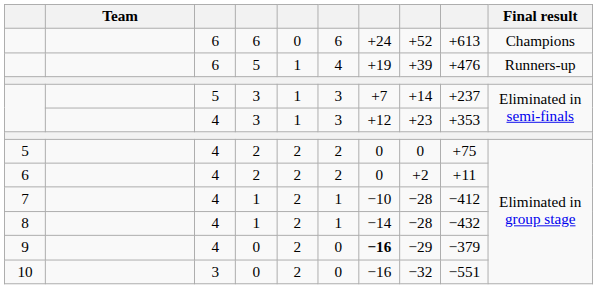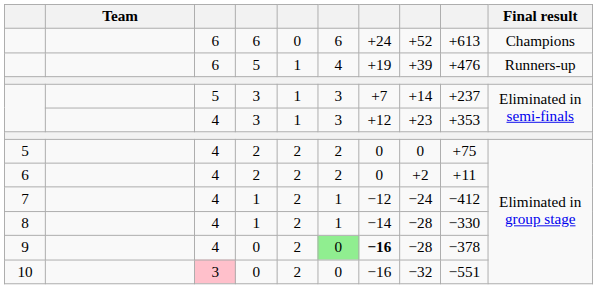(379, 199) −10 -> (379, 199) −12
(420, 199) −28 -> (420, 199) −24
(464, 223) −432 -> (464, 223) −330
(338, 247) no background -> (338, 247) lightgreen background
(420, 247) −29 -> (420, 247) −28
(464, 247) −379 -> (464, 247) −378
(215, 271) no background -> (215, 271) pink background
